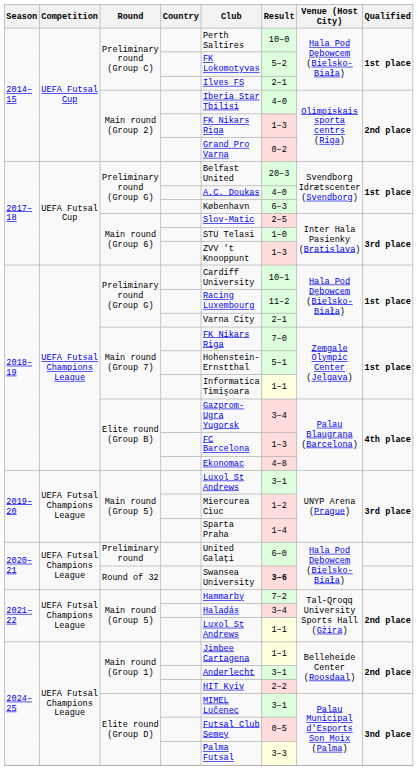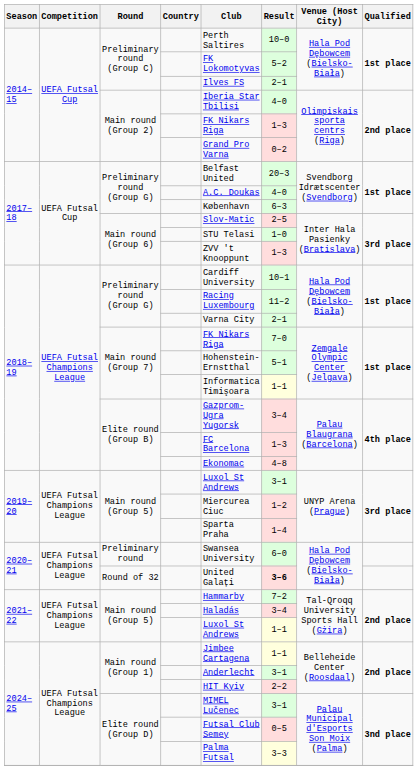(218, 554) United Galați -> (229, 554) Swansea University
(229, 578) Swansea University -> (218, 578) United Galați
